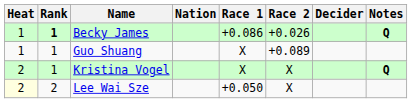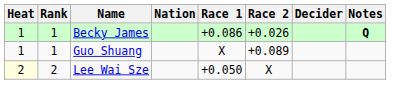(54, 32) bold -> (54, 32) normal
- row: (121, 70)
